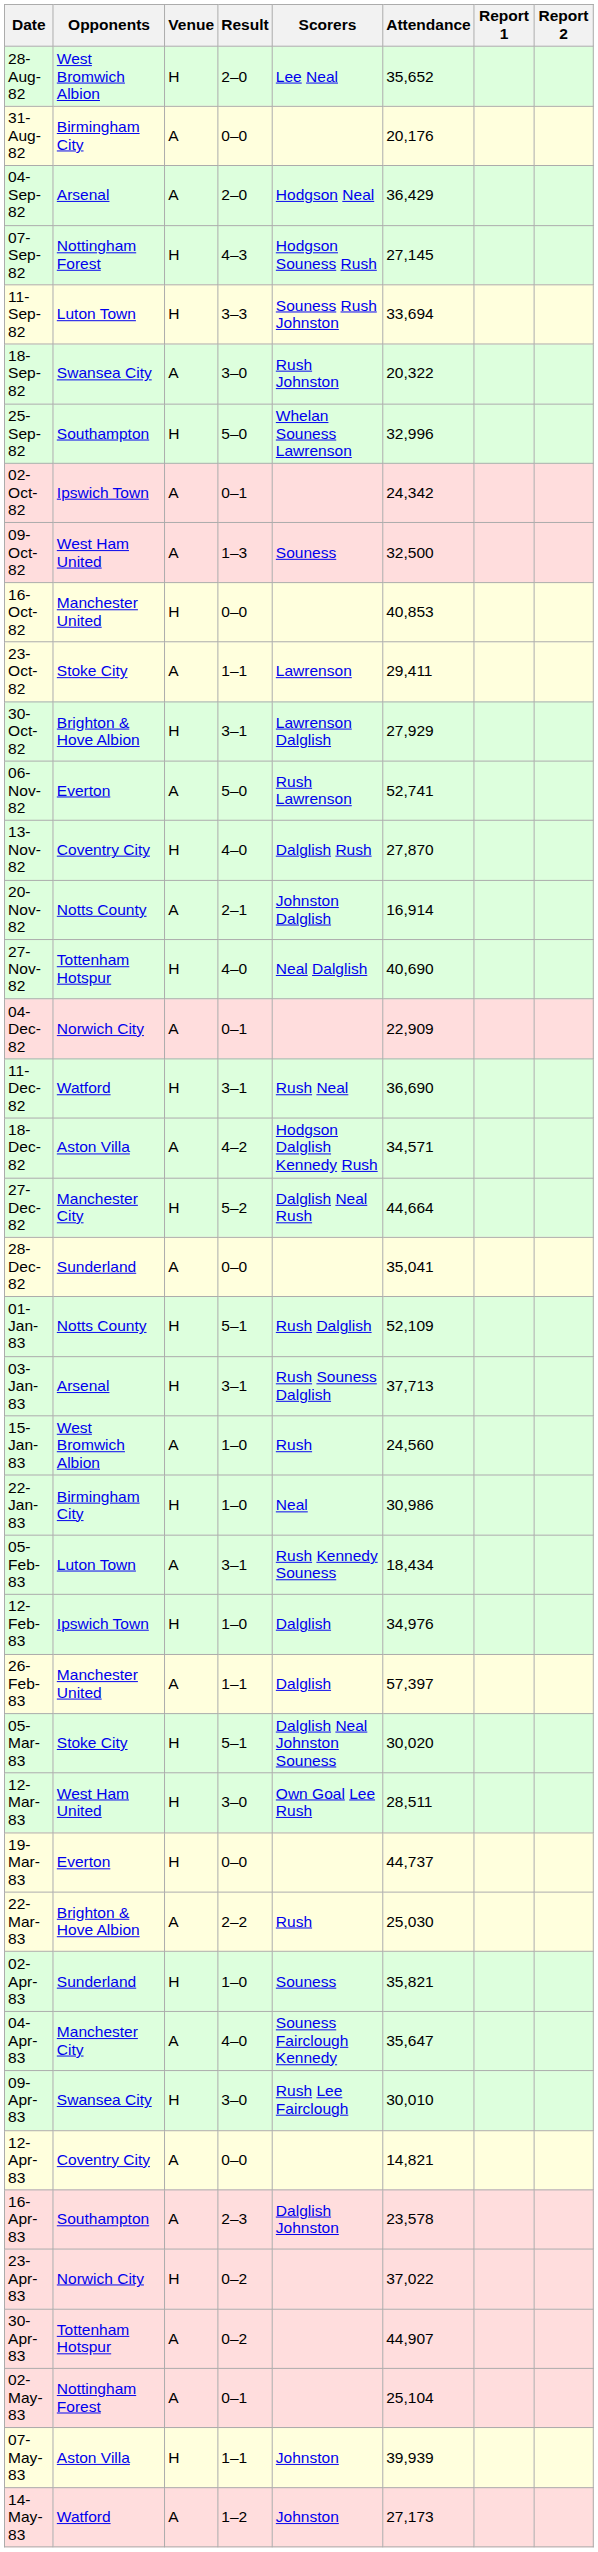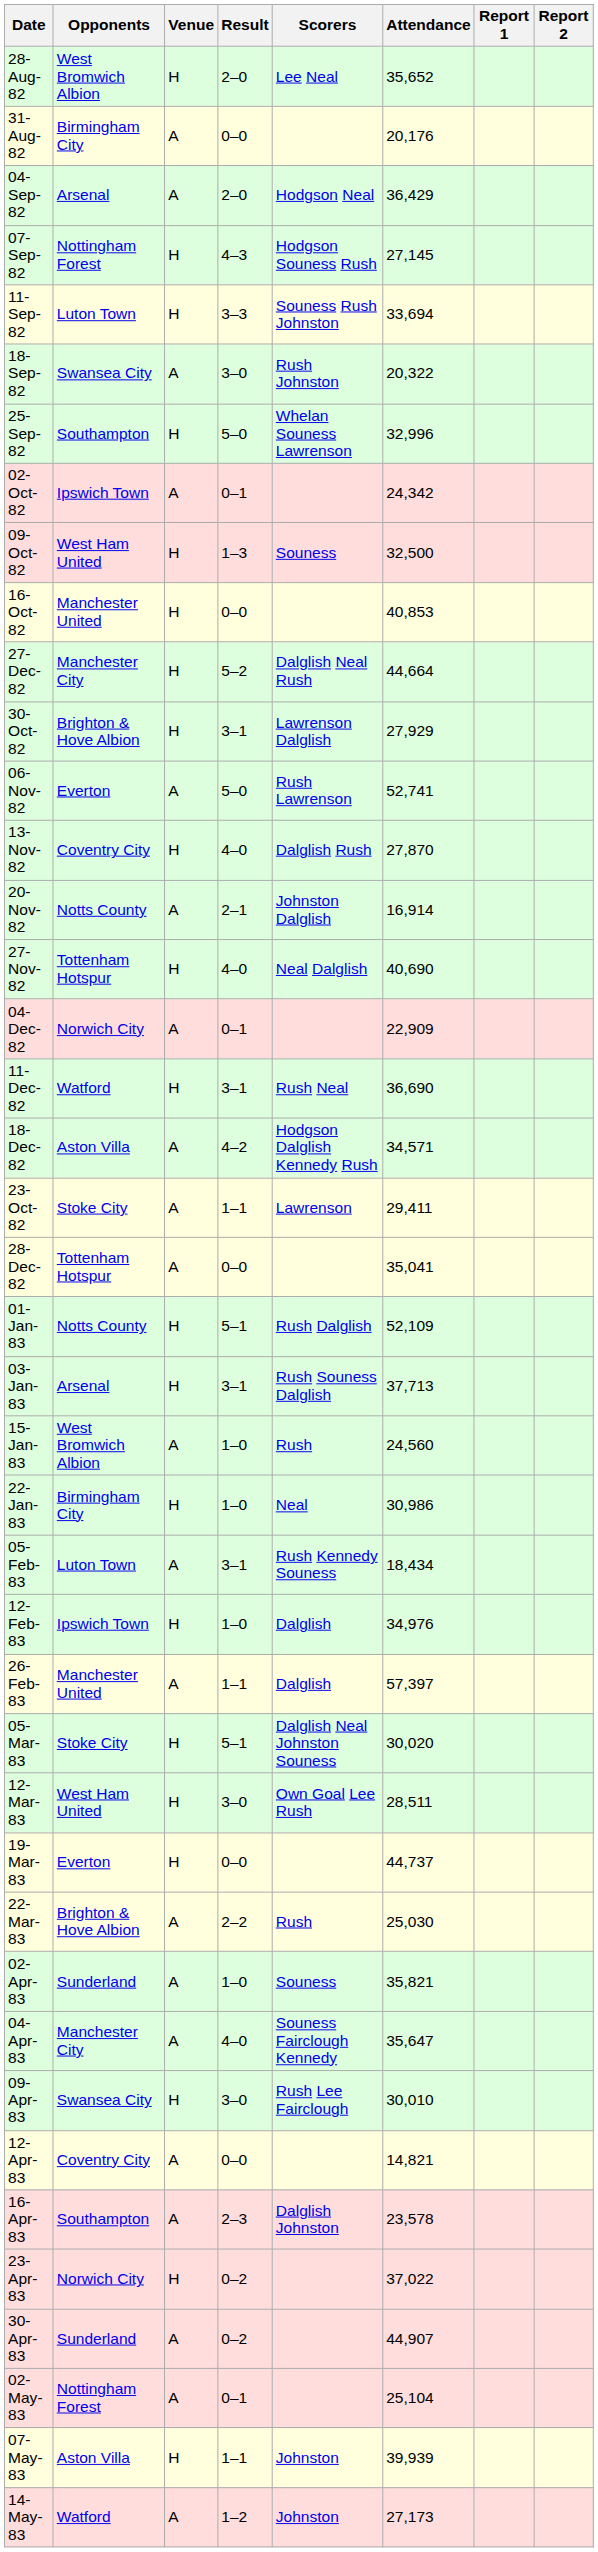(174, 552) A -> (174, 552) H
rows swapped: (23, 671) <-> (24, 1207)
(97, 1267) Sunderland -> (93, 1267) Tottenham Hotspur
(174, 1981) H -> (174, 1981) A
(93, 2338) Tottenham Hotspur -> (97, 2338) Sunderland
